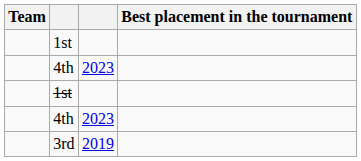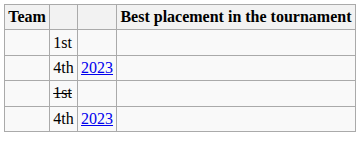- row: (64, 144)
